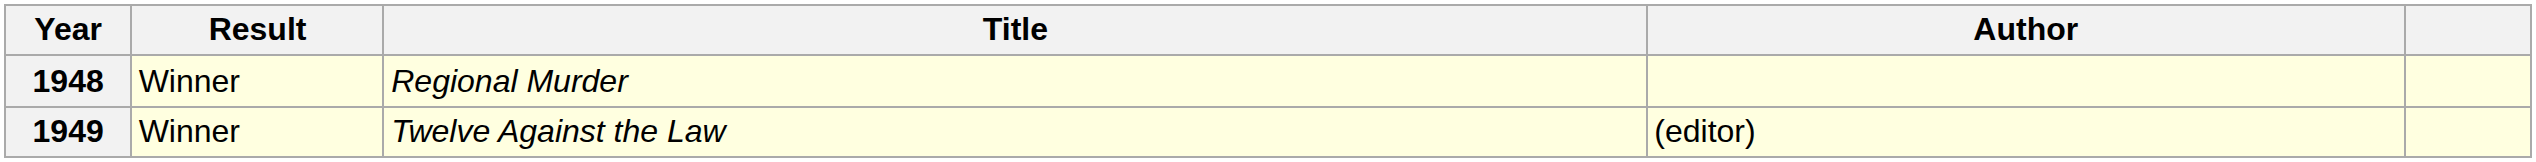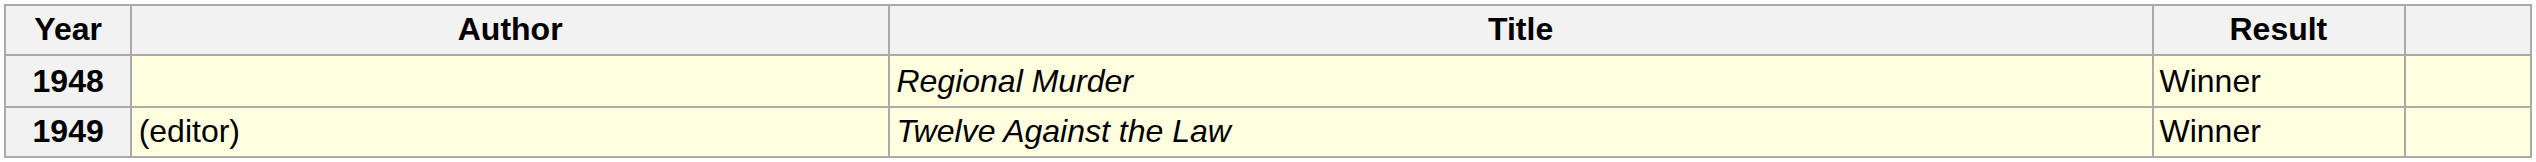columns swapped: (2026, 29) <-> (258, 29)
